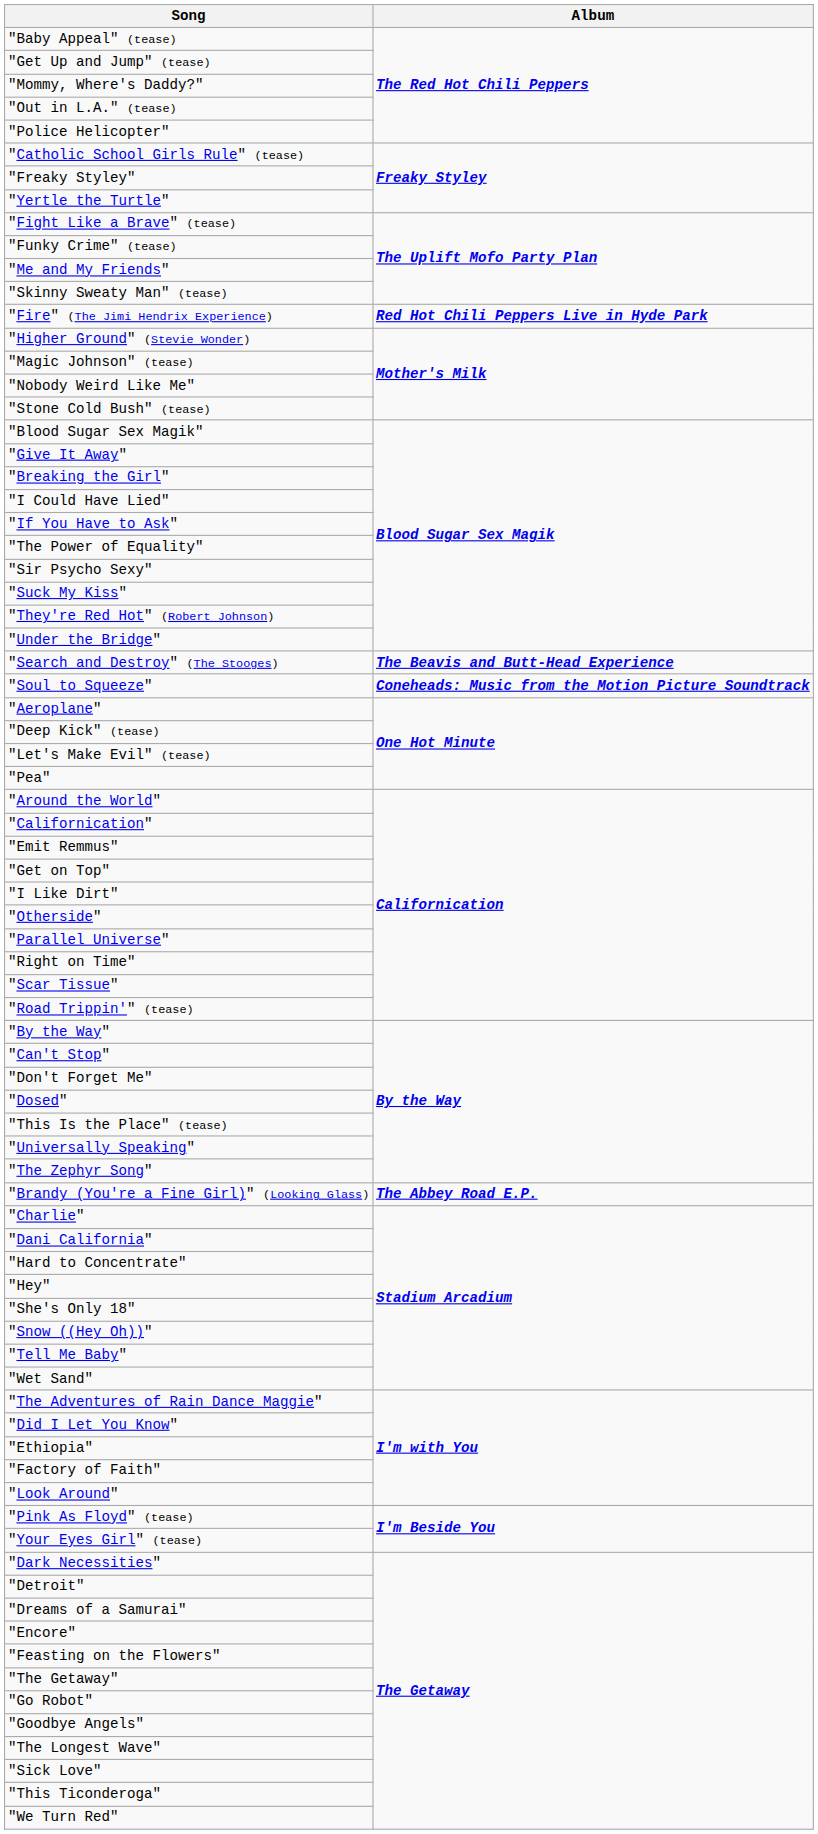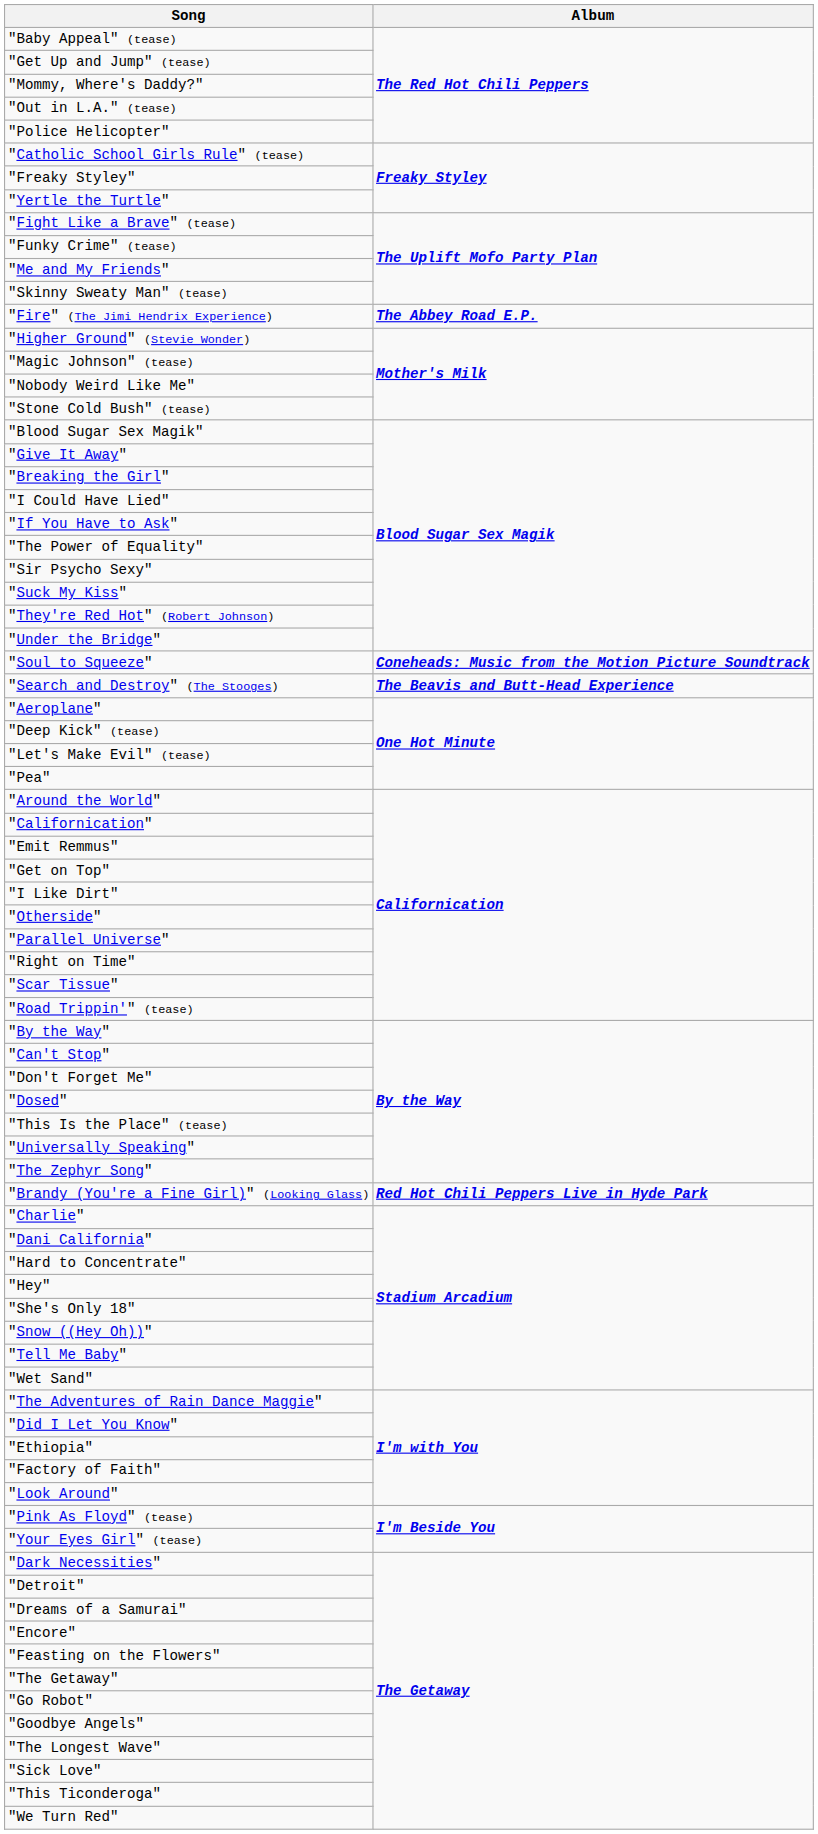(542, 316) Red Hot Chili Peppers Live in Hyde Park -> (457, 316) The Abbey Road E.P.
rows swapped: (143, 663) <-> (80, 686)
(457, 1194) The Abbey Road E.P. -> (542, 1194) Red Hot Chili Peppers Live in Hyde Park
